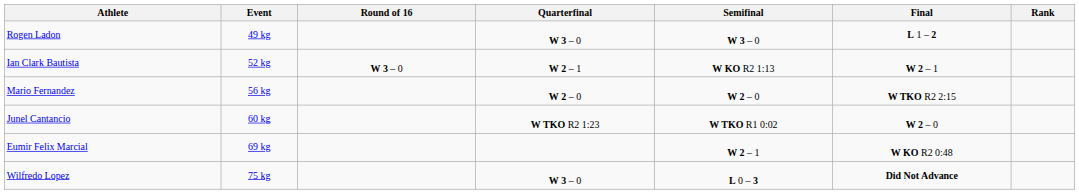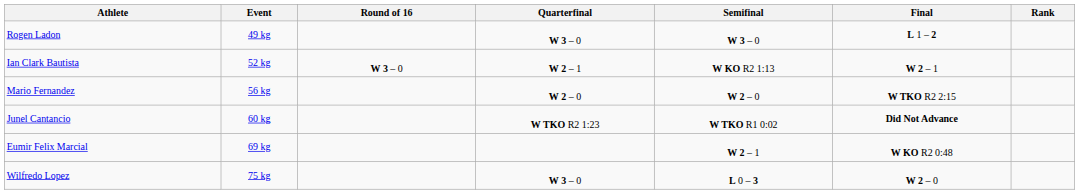(922, 125) W 2 – 0 -> (922, 119) Did Not Advance
(922, 175) Did Not Advance -> (922, 181) W 2 – 0
